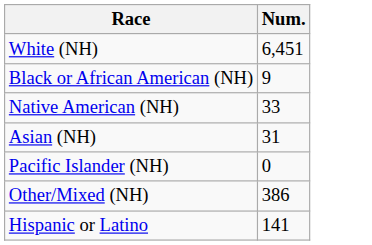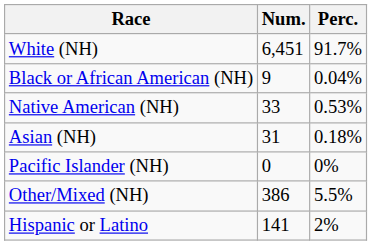+ column: (338, 19)
